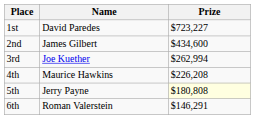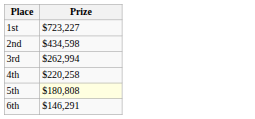- column: (104, 12)
(189, 43) $434,600 -> (61, 43) $434,598
(189, 75) $226,208 -> (61, 75) $220,258
